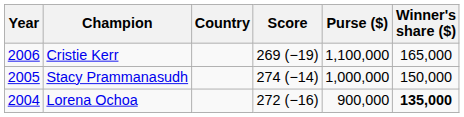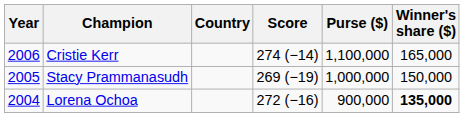(288, 54) 269 (−19) -> (288, 54) 274 (−14)
(288, 77) 274 (−14) -> (288, 77) 269 (−19)
